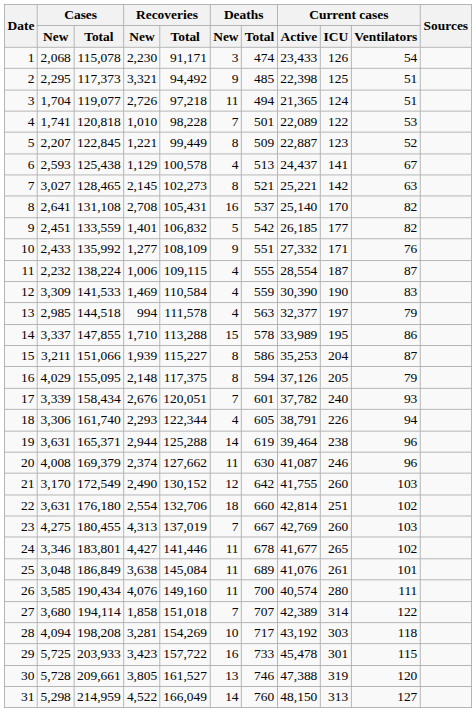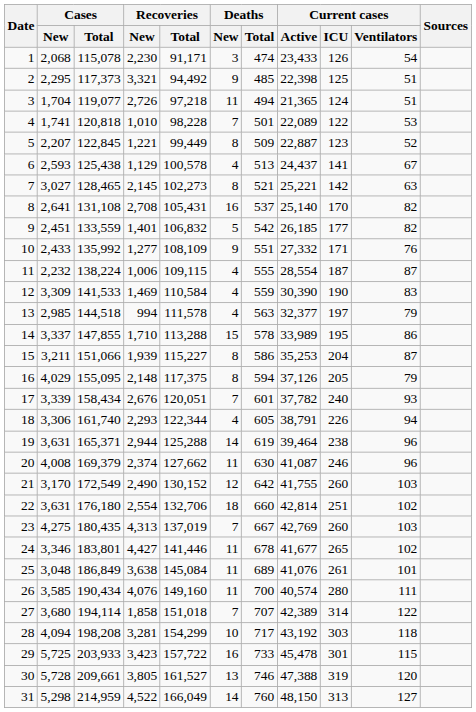(99, 526) 180,455 -> (99, 526) 180,435
(185, 633) 154,269 -> (185, 633) 154,299
